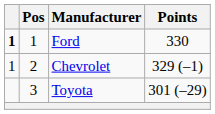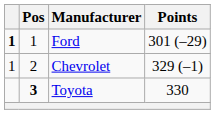(177, 41) 330 -> (177, 41) 301 (–29)
(33, 90) normal -> (33, 90) bold
(177, 90) 301 (–29) -> (177, 90) 330
